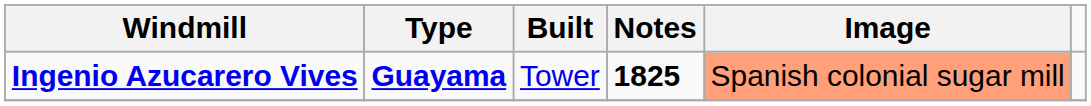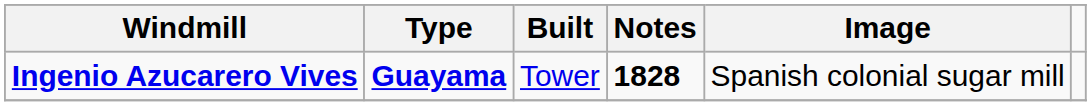(647, 75) 1825 -> (647, 75) 1828
(888, 75) lightsalmon background -> (888, 75) no background
